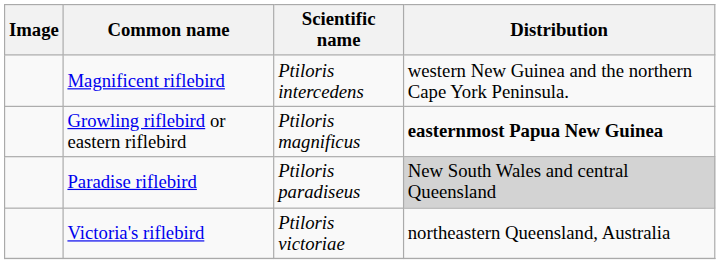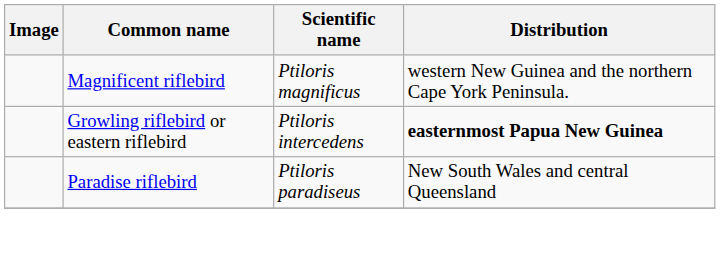(321, 80) Ptiloris intercedens -> (319, 80) Ptiloris magnificus
(319, 131) Ptiloris magnificus -> (321, 131) Ptiloris intercedens
(518, 182) lightgrey background -> (518, 182) no background
- row: (136, 232)
